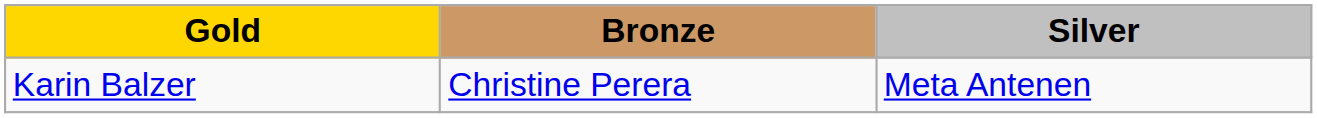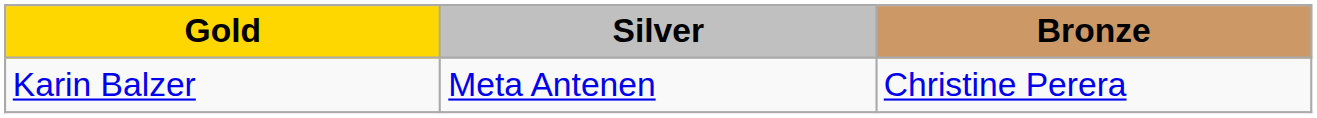columns swapped: (1094, 31) <-> (658, 31)
